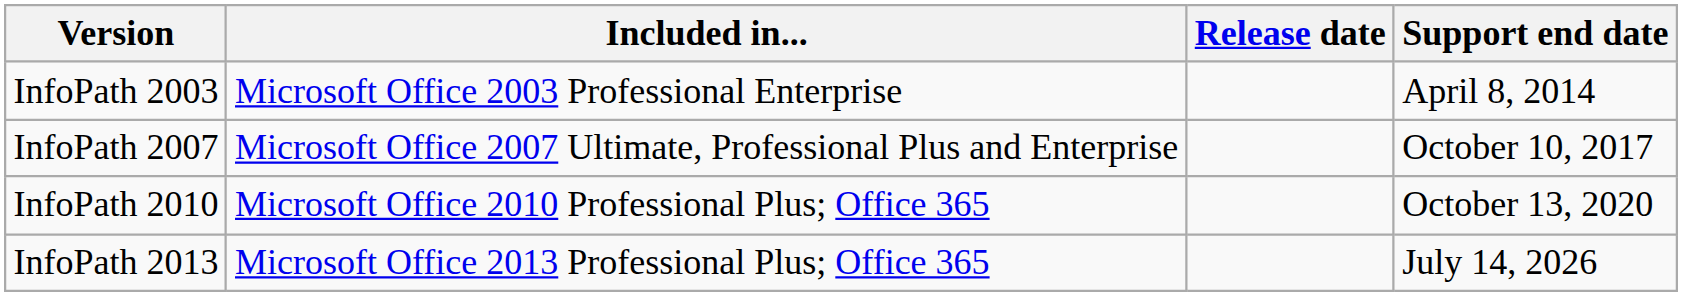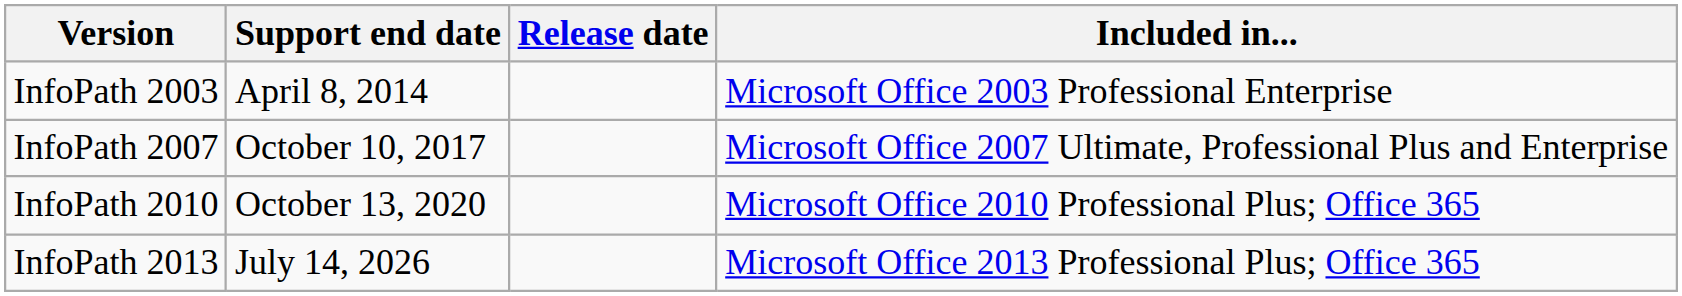columns swapped: (707, 33) <-> (1535, 33)
